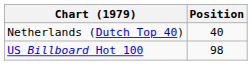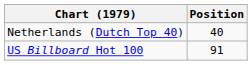(217, 51) 98 -> (217, 51) 91
